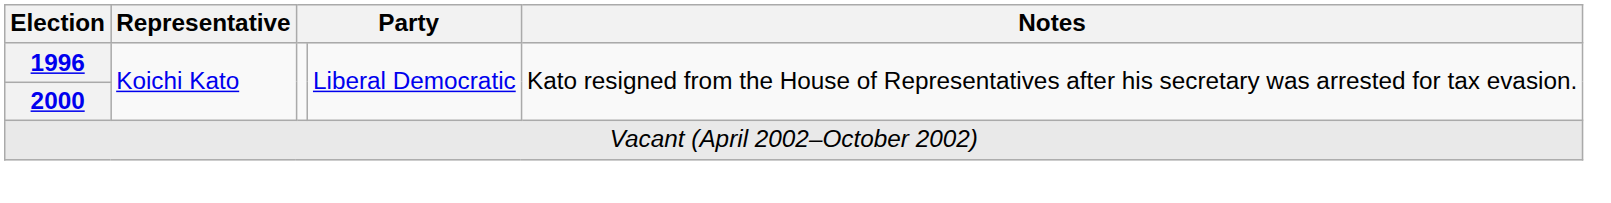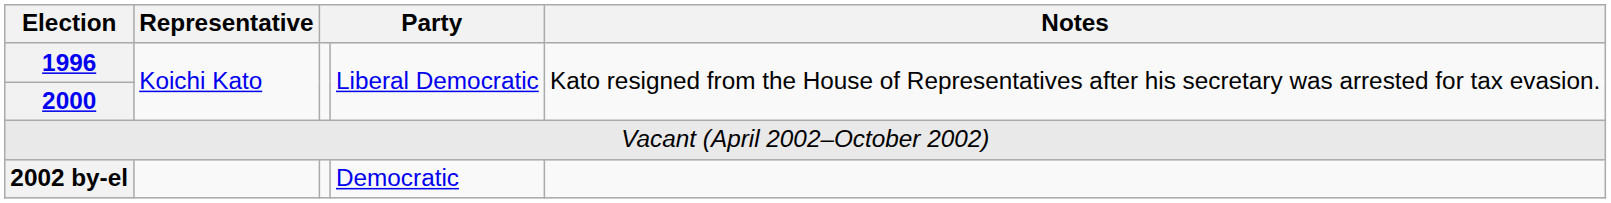+ row: (69, 178)
